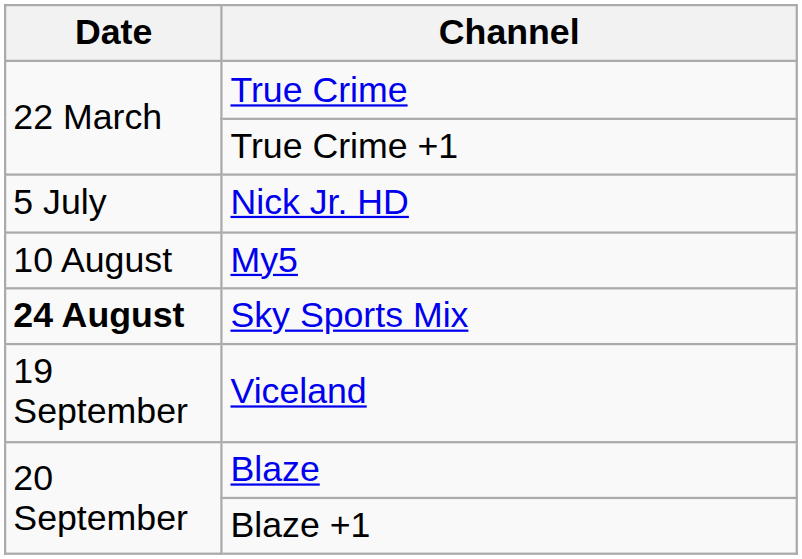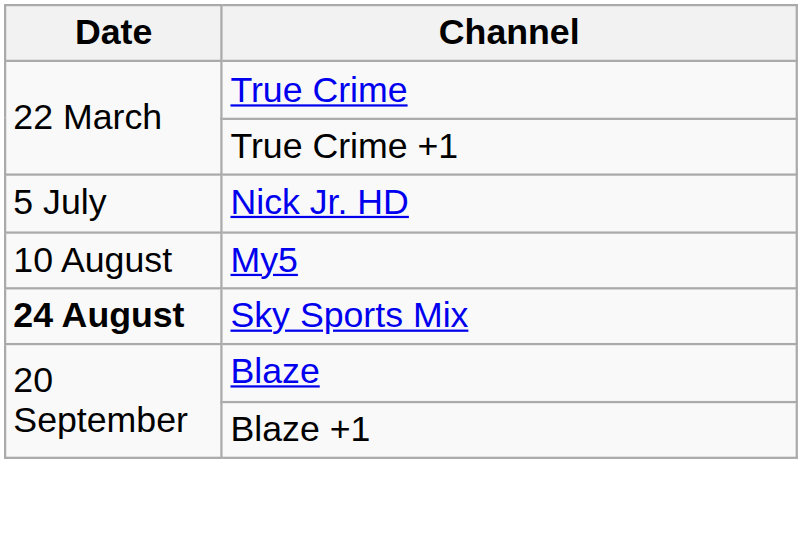- row: (299, 392)
